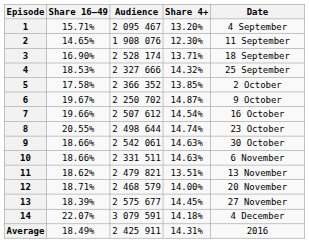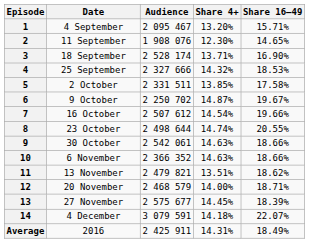columns swapped: (257, 12) <-> (78, 12)
(137, 85) 2 366 352 -> (167, 85) 2 331 511
(137, 158) 2 331 511 -> (167, 158) 2 366 352
